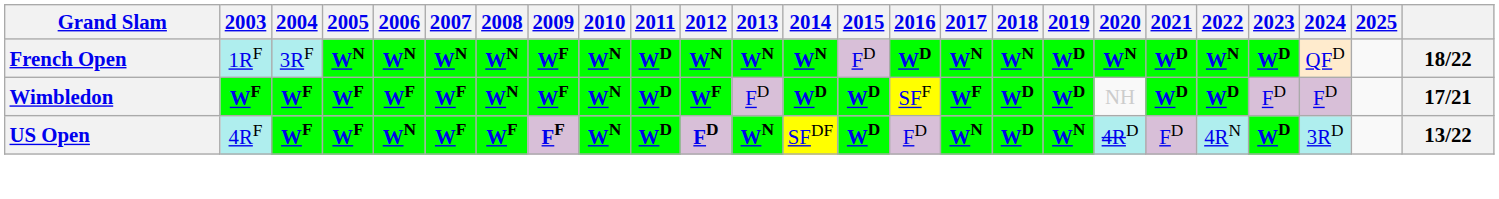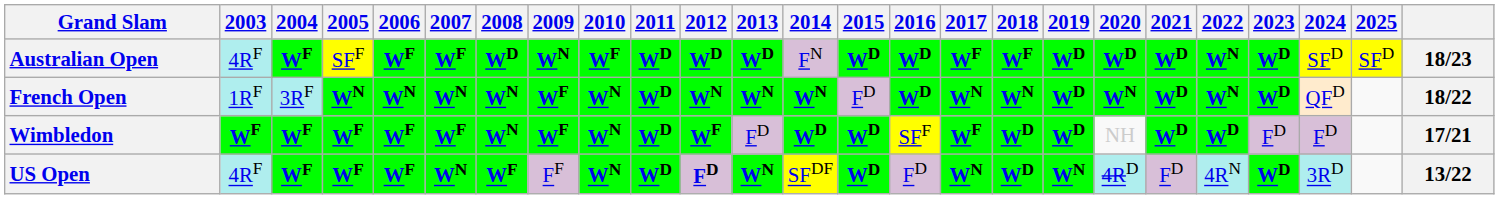+ row: (84, 58)
(399, 135) WN -> (399, 173) WF
(451, 135) WF -> (451, 173) WN
(553, 135) bold -> (553, 173) normal
